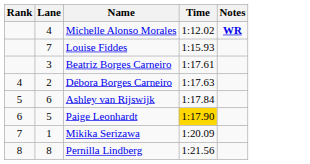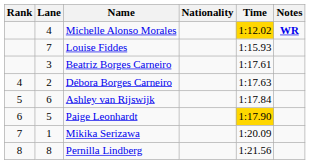+ column: (207, 13)
(198, 30) no background -> (255, 30) gold background
